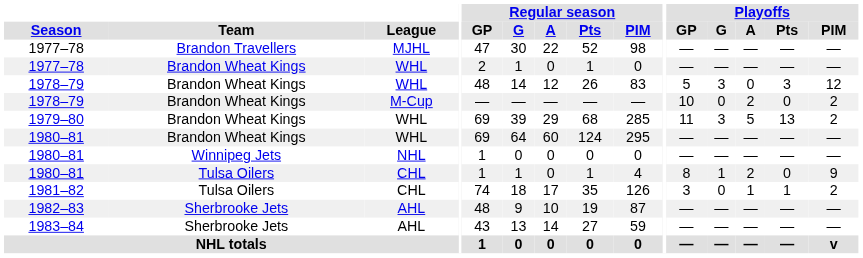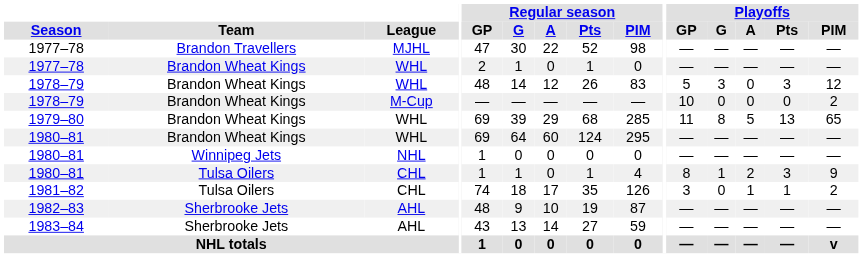(751, 101) 2 -> (751, 101) 0
(721, 119) 3 -> (721, 119) 8
(834, 119) 2 -> (834, 119) 65
(787, 173) 0 -> (787, 173) 3
